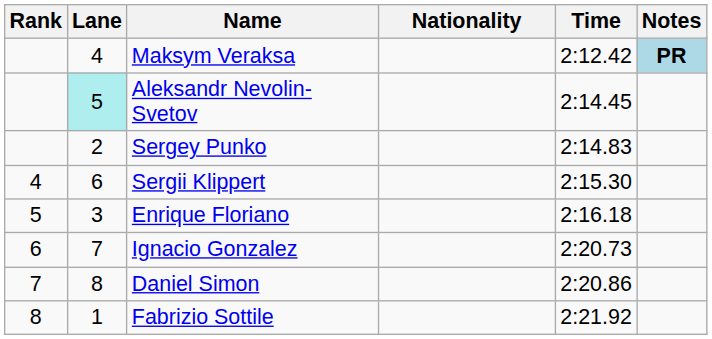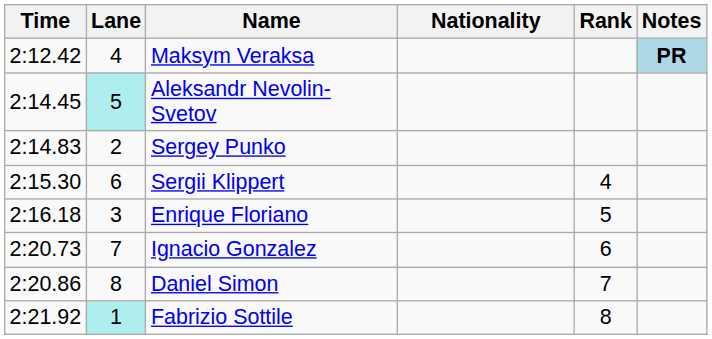columns swapped: (36, 21) <-> (596, 21)
(97, 317) no background -> (116, 317) paleturquoise background
